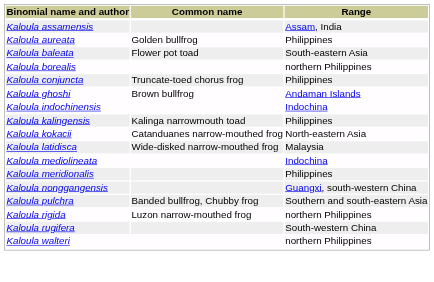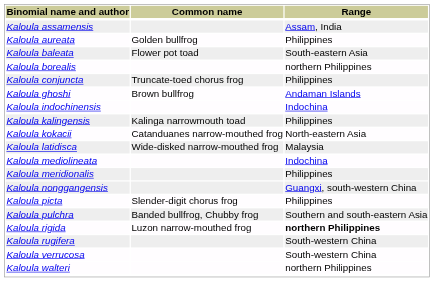+ row: (34, 201)
(328, 214) normal -> (333, 228) bold
+ row: (46, 254)
